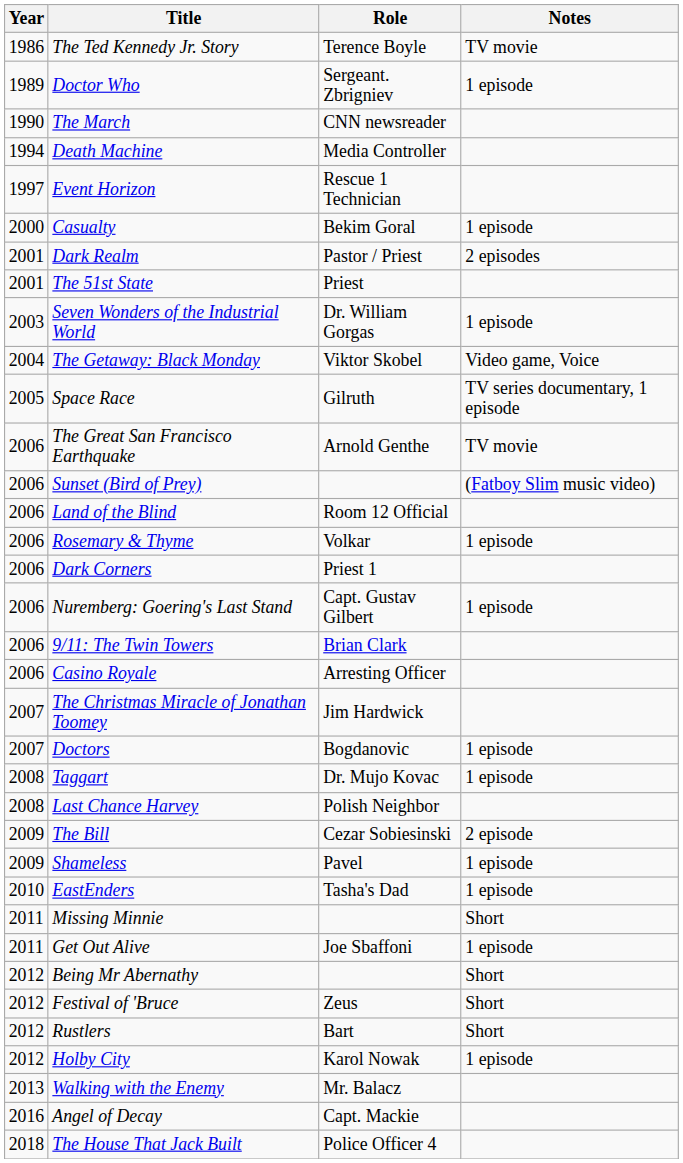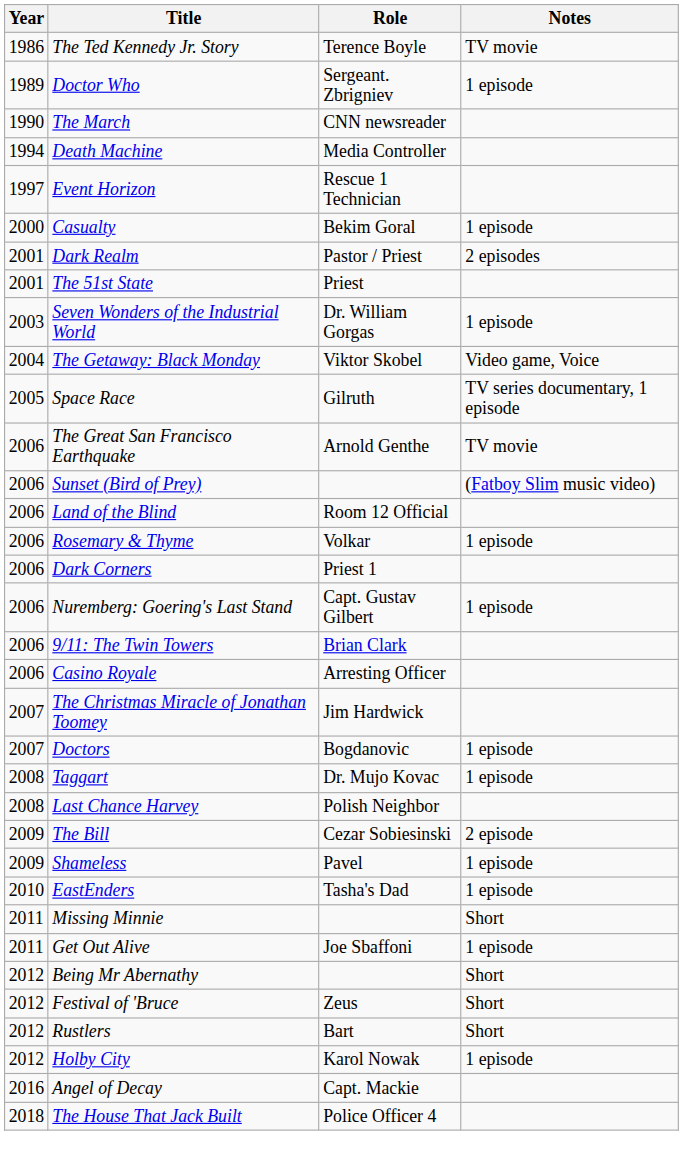- row: (138, 1087)
